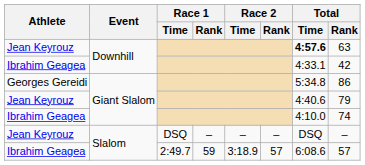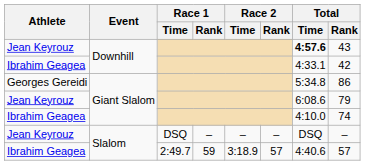(344, 48) 63 -> (344, 48) 43
(310, 100) 4:40.6 -> (310, 100) 6:08.6
(310, 152) 6:08.6 -> (310, 152) 4:40.6
